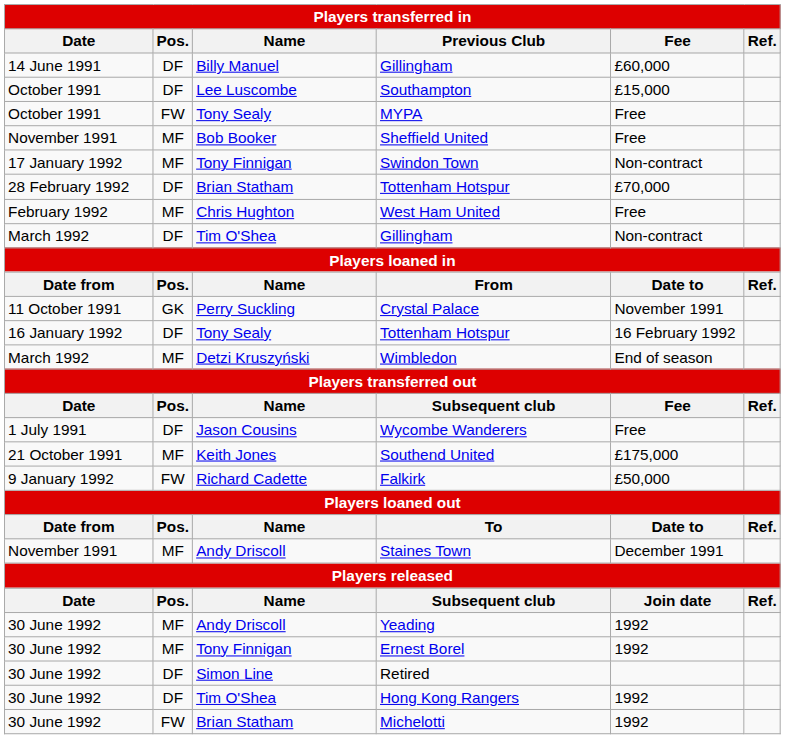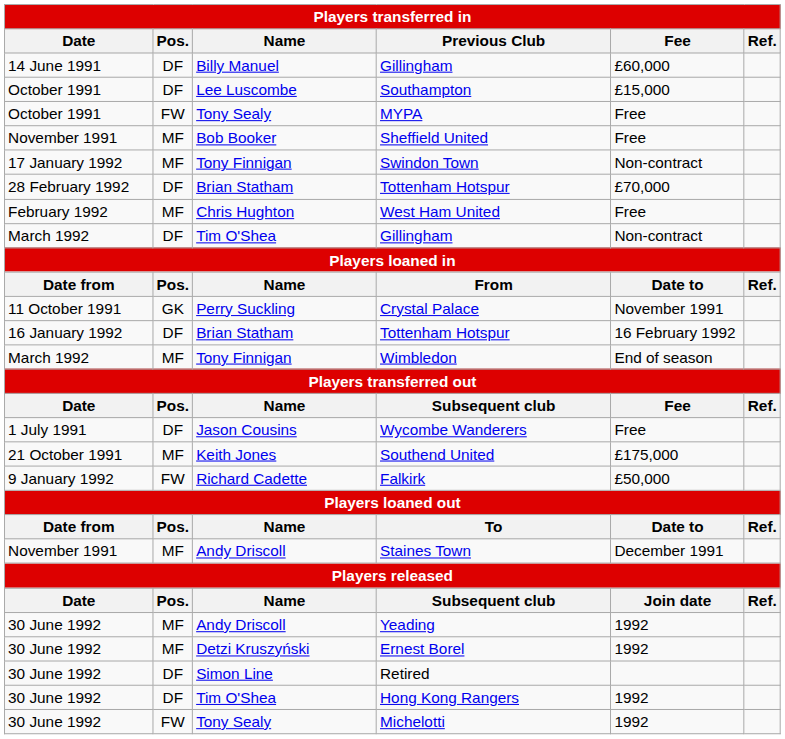(234, 333) Tony Sealy -> (245, 333) Brian Statham
(253, 357) Detzi Kruszyński -> (244, 357) Tony Finnigan
(244, 649) Tony Finnigan -> (253, 649) Detzi Kruszyński
(245, 722) Brian Statham -> (234, 722) Tony Sealy
